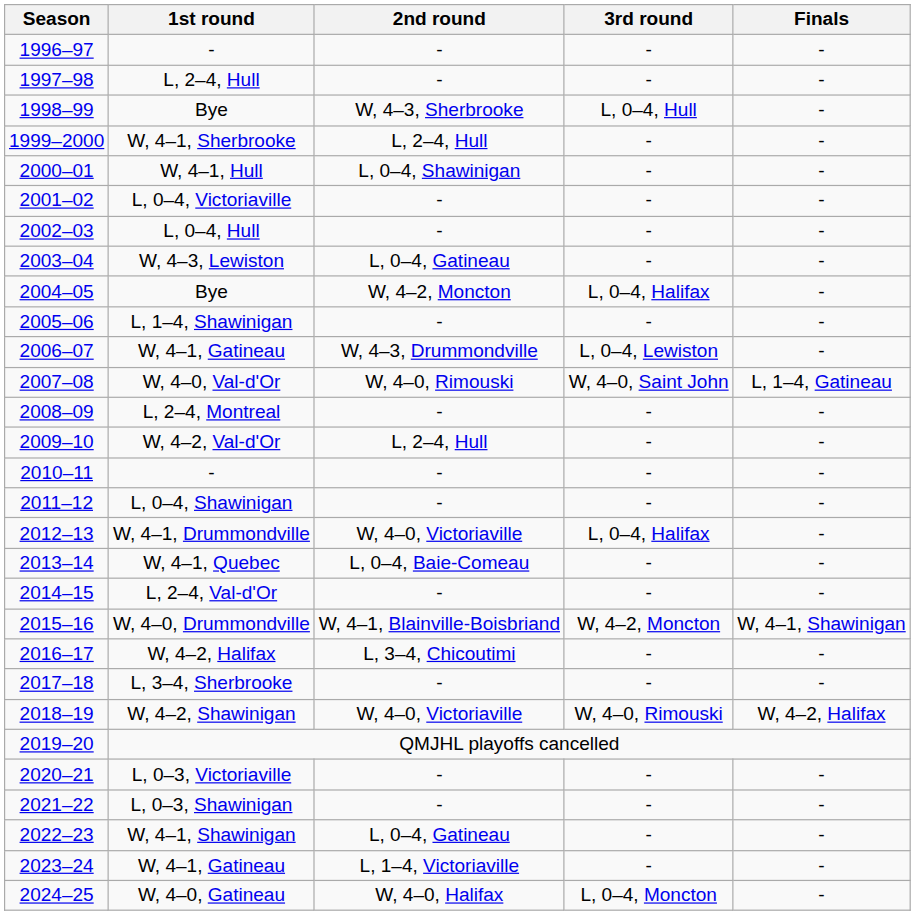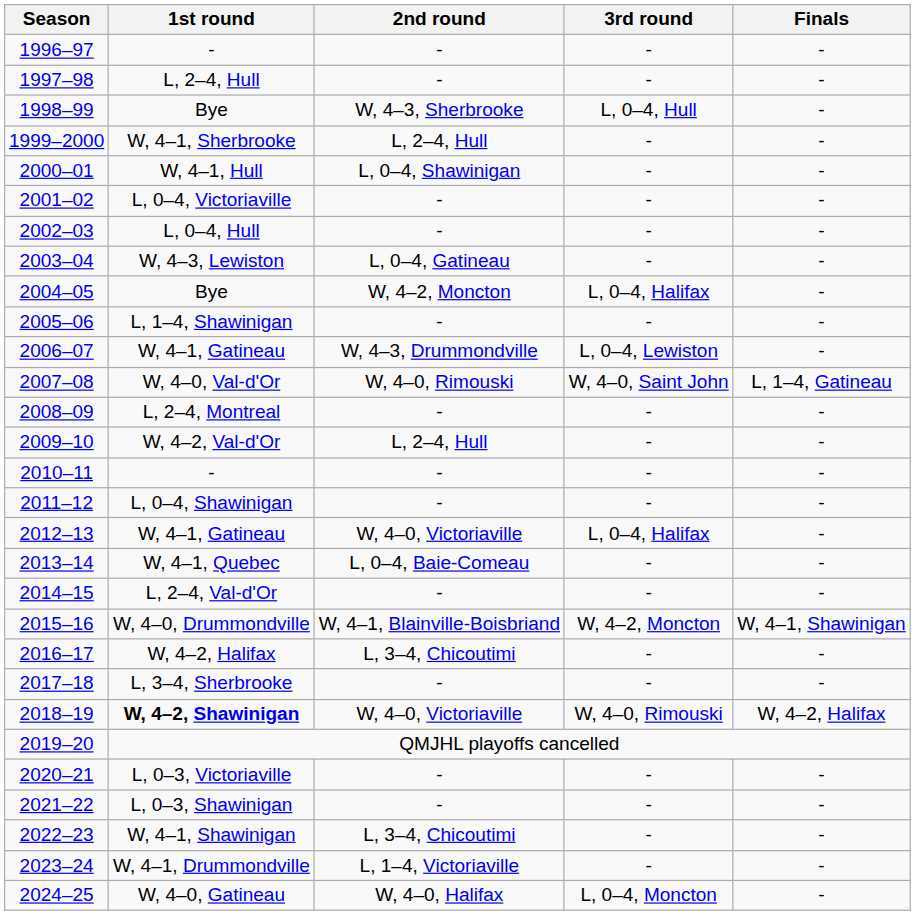(211, 532) W, 4–1, Drummondville -> (211, 532) W, 4–1, Gatineau
(211, 714) normal -> (211, 714) bold
(439, 834) L, 0–4, Gatineau -> (439, 834) L, 3–4, Chicoutimi
(211, 865) W, 4–1, Gatineau -> (211, 865) W, 4–1, Drummondville
